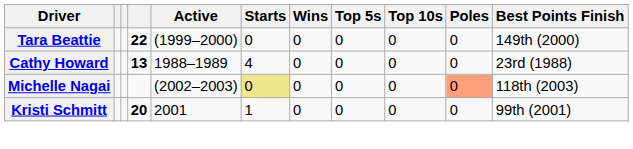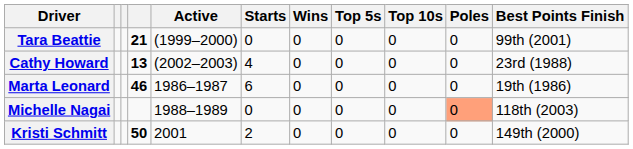(139, 40) 22 -> (139, 40) 21
(538, 40) 149th (2000) -> (534, 40) 99th (2001)
(191, 63) 1988–1989 -> (196, 63) (2002–2003)
+ row: (59, 86)
(196, 86) (2002–2003) -> (191, 110) 1988–1989
(249, 86) khaki background -> (249, 110) no background
(139, 110) 20 -> (139, 133) 50
(249, 110) 1 -> (249, 133) 2
(534, 110) 99th (2001) -> (538, 133) 149th (2000)
